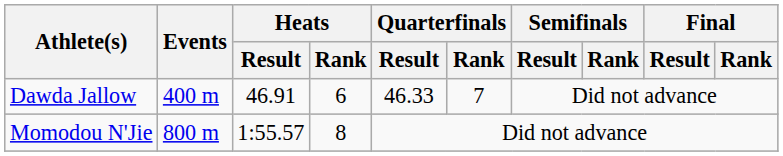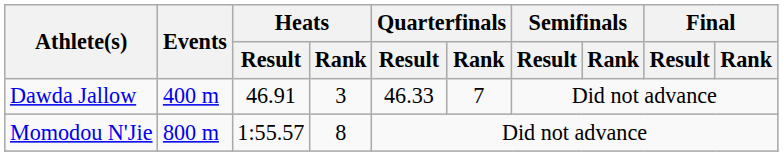(341, 96) 6 -> (341, 96) 3
